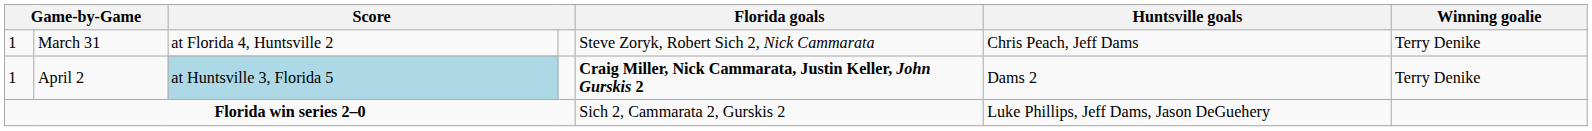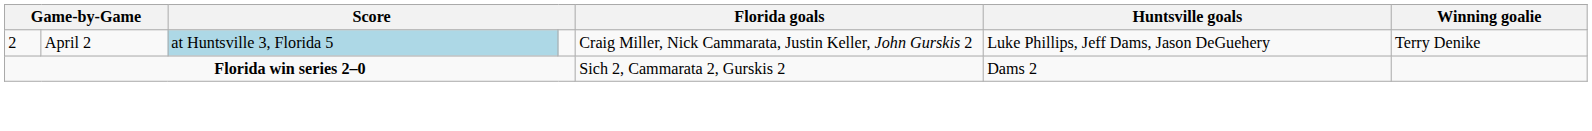- row: (69, 42)
(12, 77) 1 -> (12, 42) 2
(755, 77) bold -> (776, 42) normal
(1012, 77) Dams 2 -> (1129, 42) Luke Phillips, Jeff Dams, Jason DeGuehery
(1129, 112) Luke Phillips, Jeff Dams, Jason DeGuehery -> (1012, 68) Dams 2
